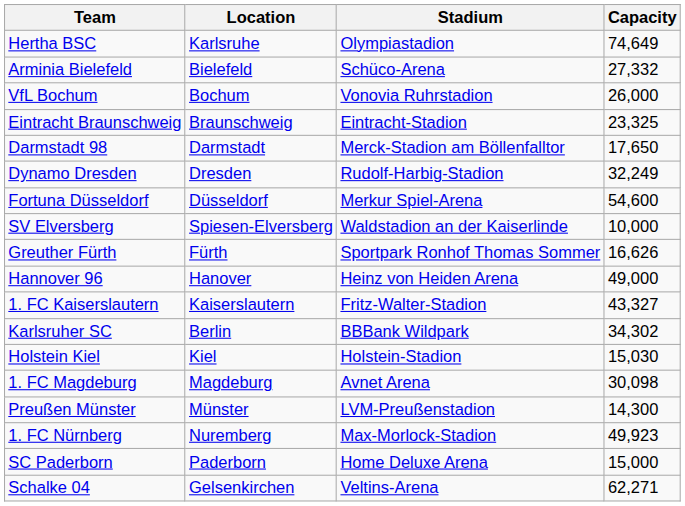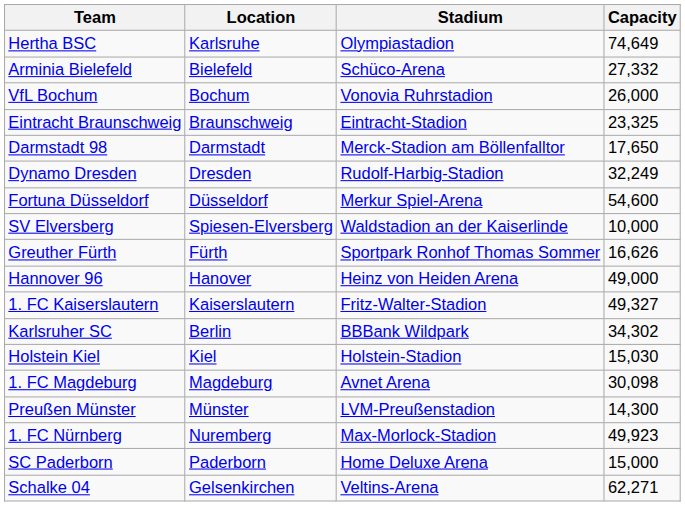(633, 305) 43,327 -> (633, 305) 49,327
